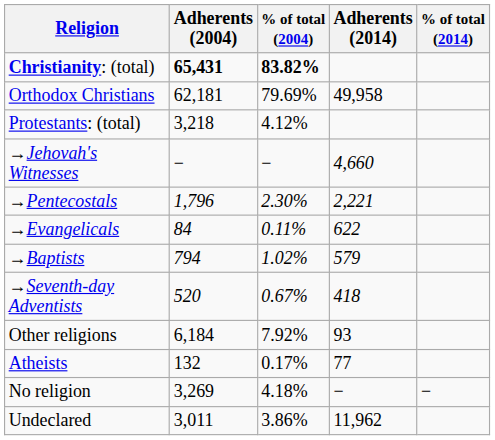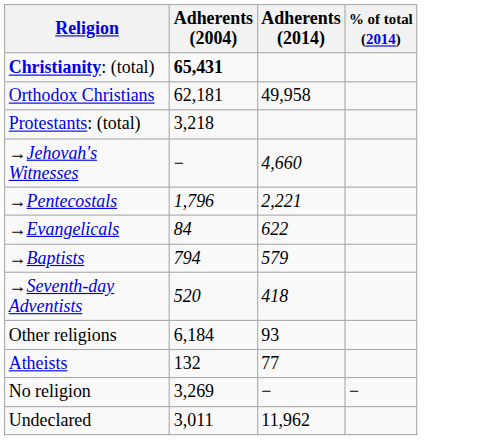- column: (293, 29)
